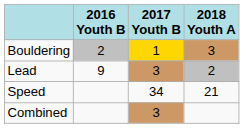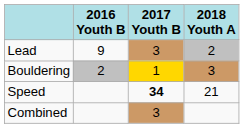rows swapped: (22, 71) <-> (39, 50)
(156, 92) normal -> (156, 92) bold
